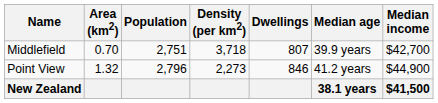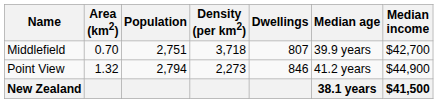(172, 69) 2,796 -> (172, 69) 2,794
